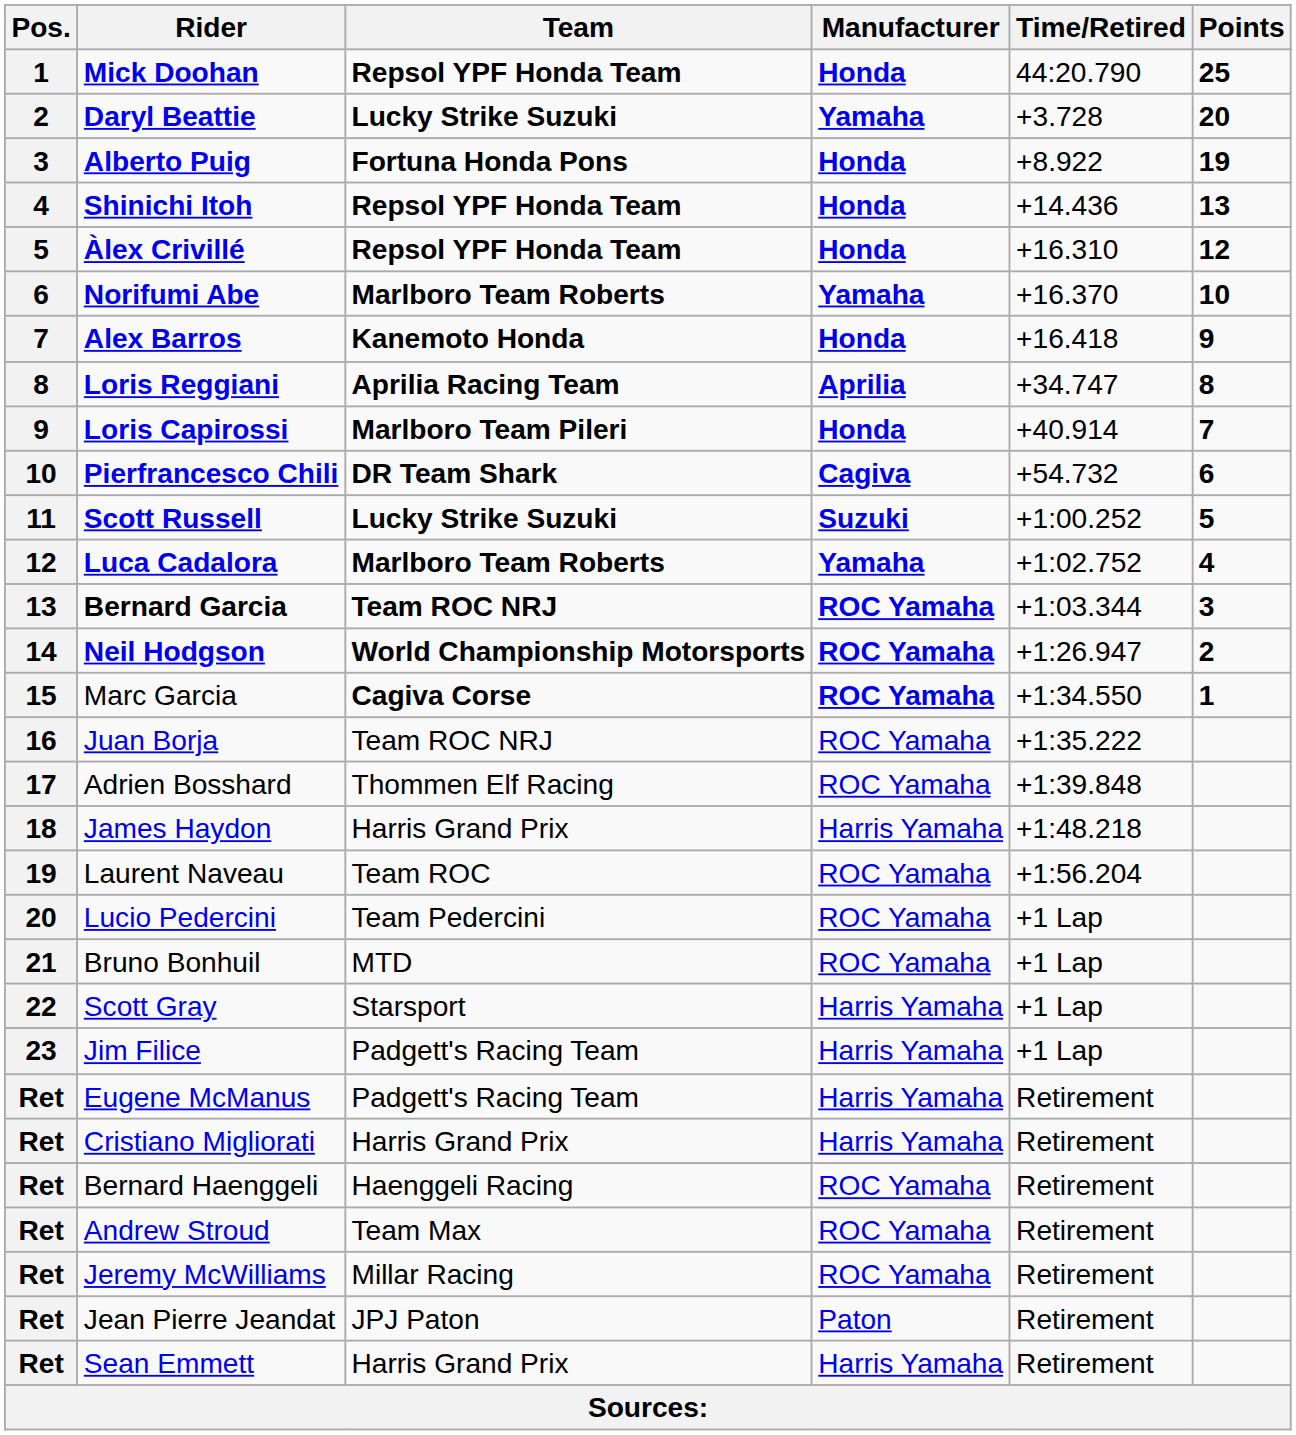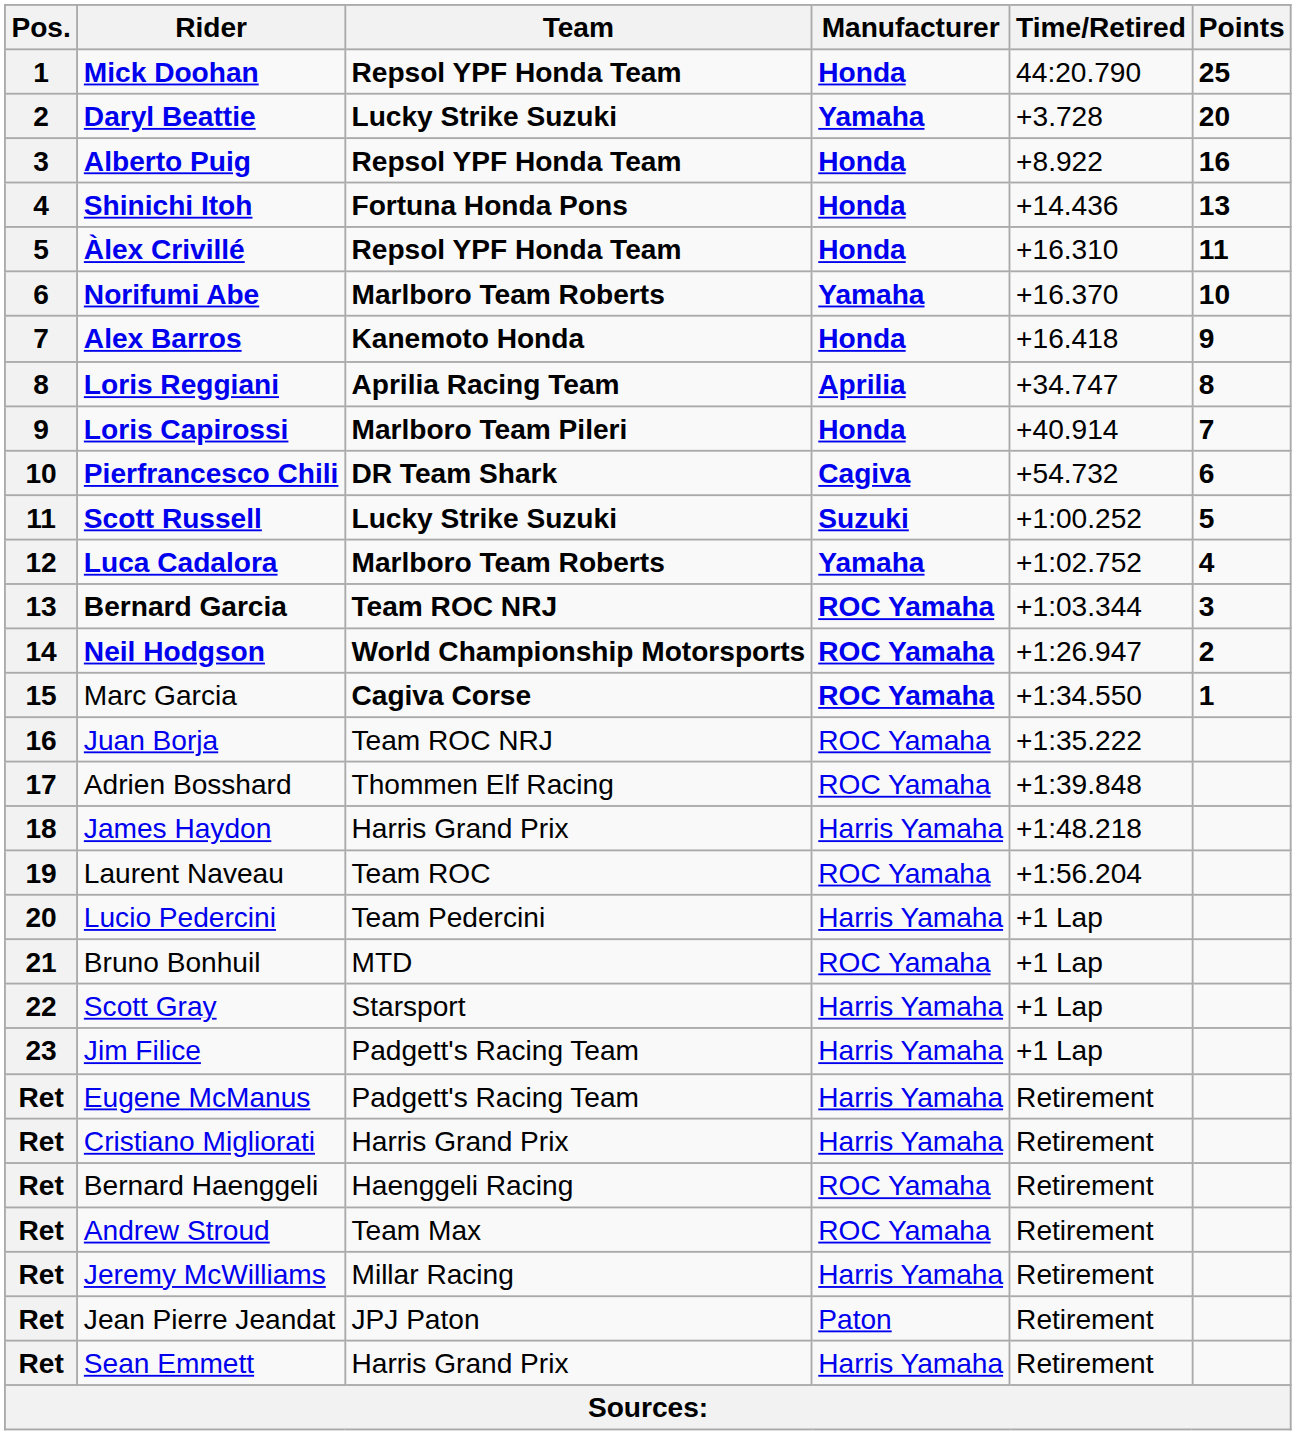(490, 161) Fortuna Honda Pons -> (516, 161) Repsol YPF Honda Team
(1215, 161) 19 -> (1215, 161) 16
(516, 205) Repsol YPF Honda Team -> (490, 205) Fortuna Honda Pons
(1215, 250) 12 -> (1214, 250) 11
(904, 918) ROC Yamaha -> (911, 918) Harris Yamaha
(904, 1274) ROC Yamaha -> (911, 1274) Harris Yamaha
